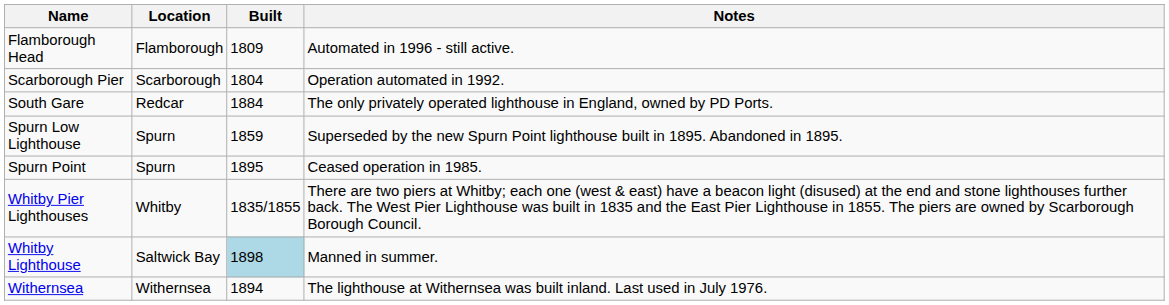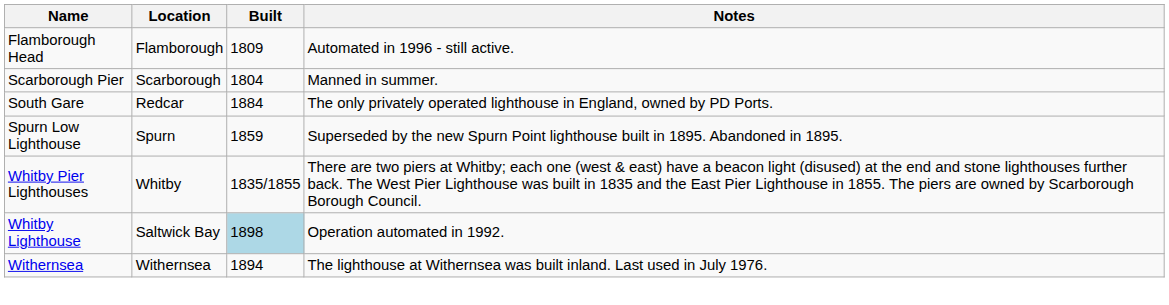(406, 80) Operation automated in 1992. -> (373, 80) Manned in summer.
- row: (47, 167)
(373, 256) Manned in summer. -> (406, 233) Operation automated in 1992.
